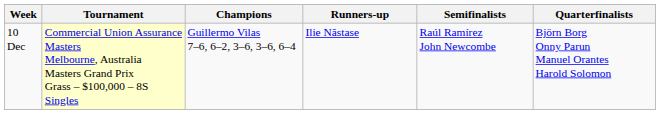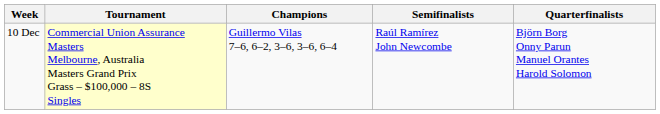- column: (360, 14)
